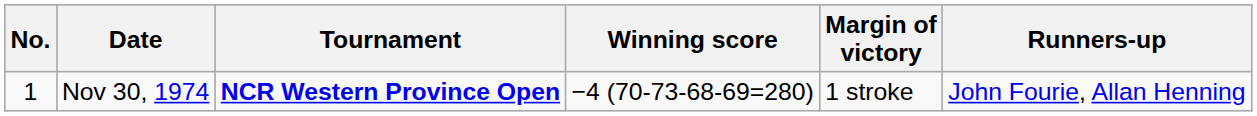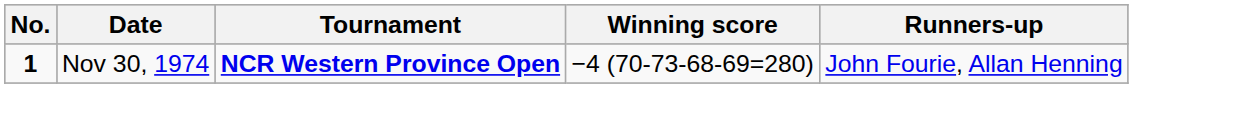- column: (881, 38)
(31, 92) normal -> (31, 64) bold
